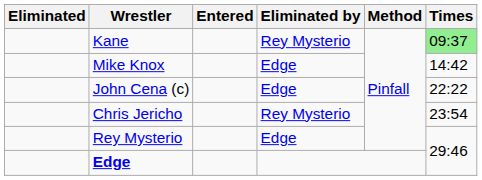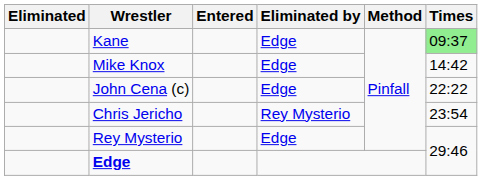(305, 41) Rey Mysterio -> (279, 41) Edge
